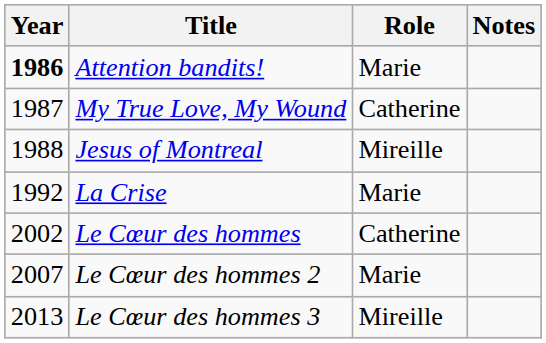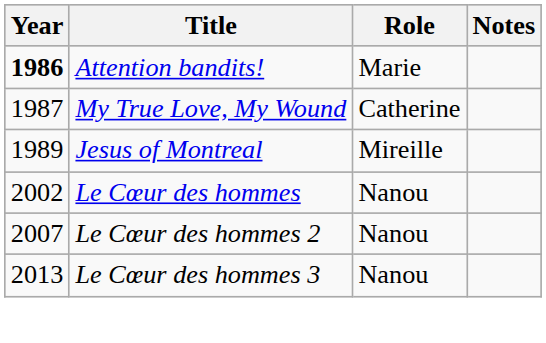(37, 150) 1988 -> (37, 150) 1989
- row: (121, 191)
(409, 233) Catherine -> (393, 191) Nanou
(390, 274) Marie -> (393, 233) Nanou
(401, 316) Mireille -> (393, 274) Nanou
